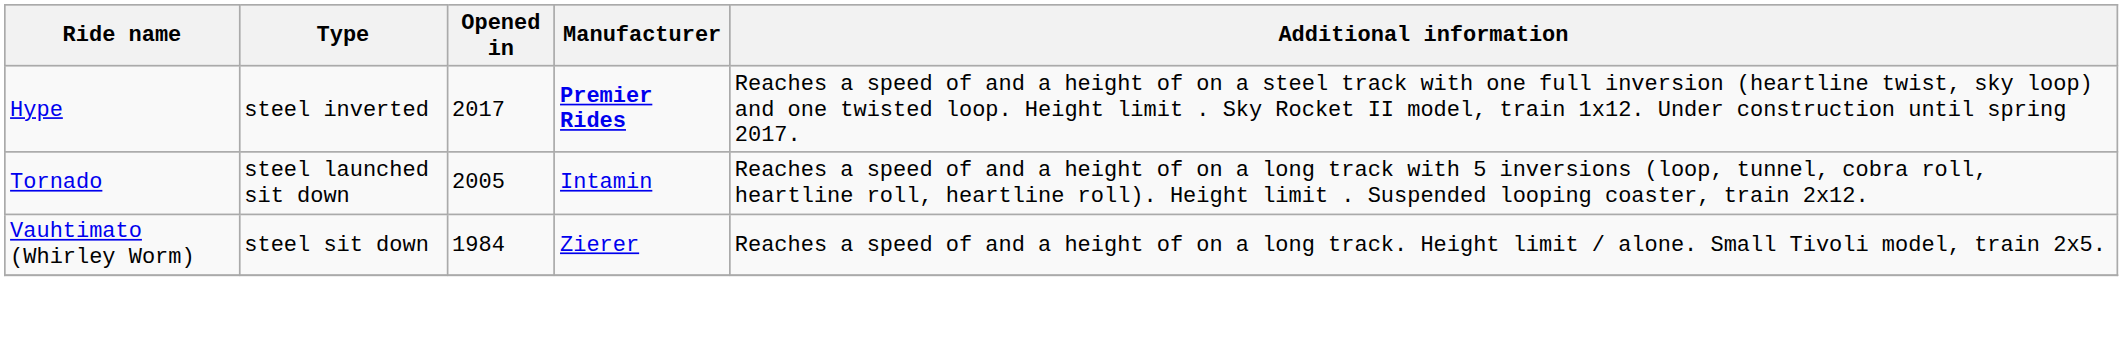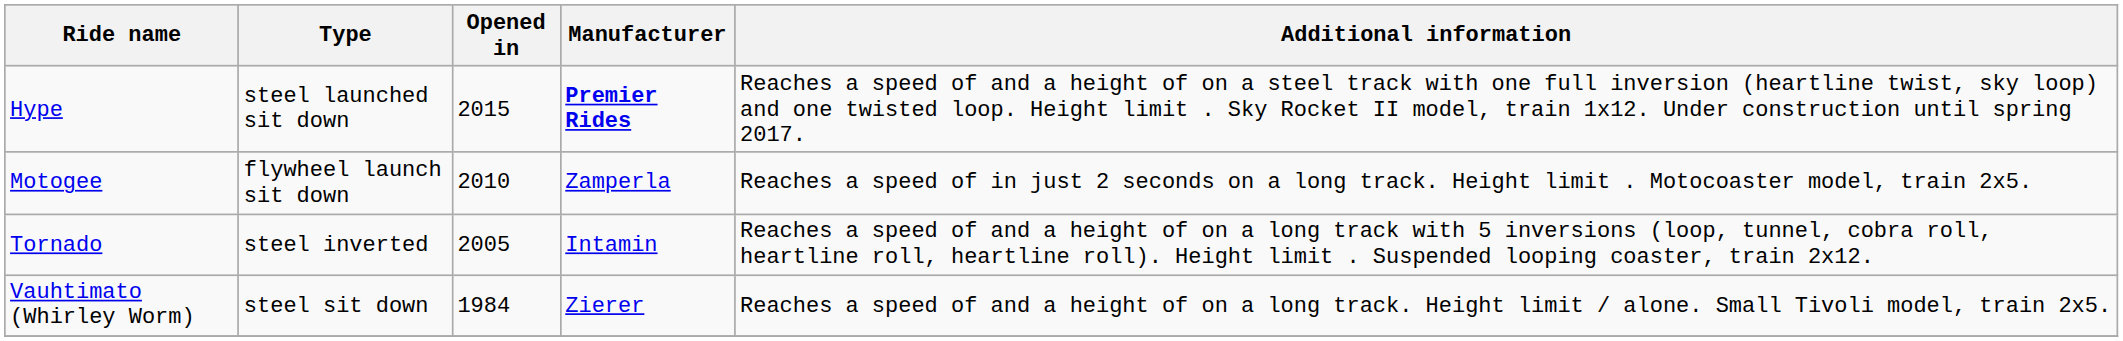(337, 109) steel inverted -> (336, 109) steel launched sit down
(478, 109) 2017 -> (484, 109) 2015
+ row: (56, 183)
(337, 183) steel launched sit down -> (336, 244) steel inverted
